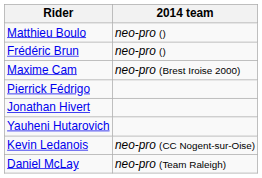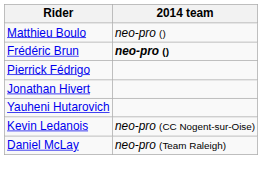(140, 51) normal -> (142, 51) bold
- row: (42, 70)
